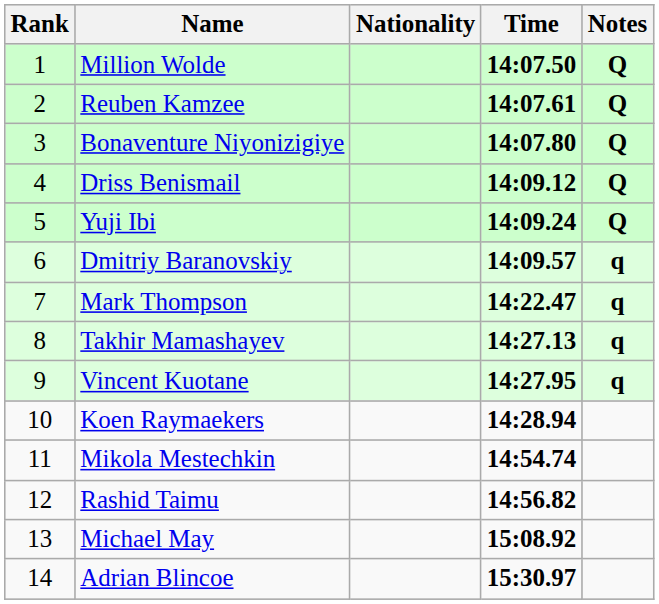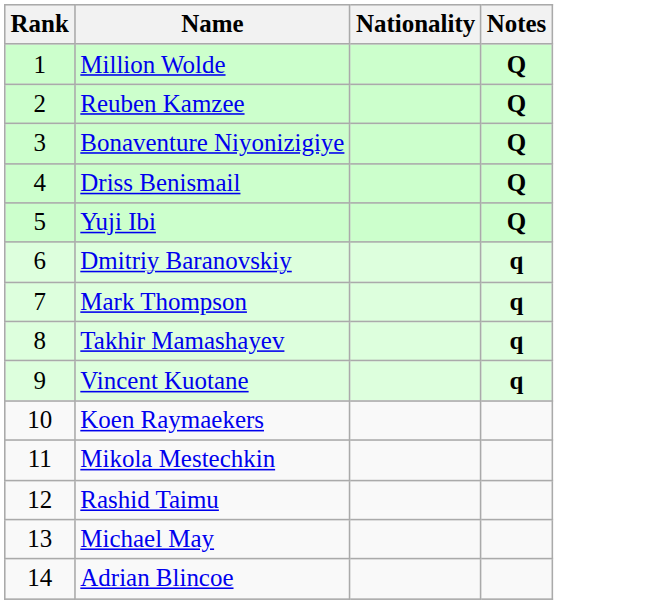- column: (531, 24)
